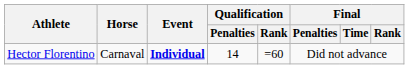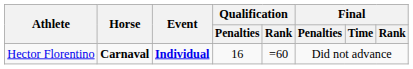(122, 54) normal -> (125, 54) bold
(232, 54) 14 -> (237, 54) 16
